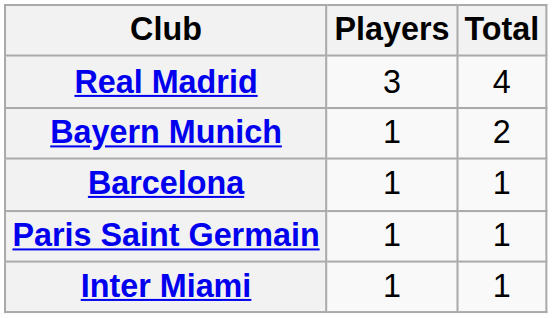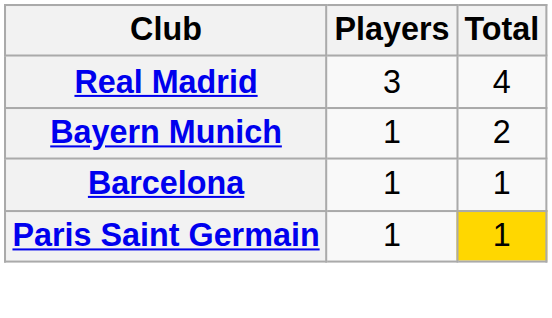(502, 235) no background -> (502, 235) gold background
- row: (166, 286)
